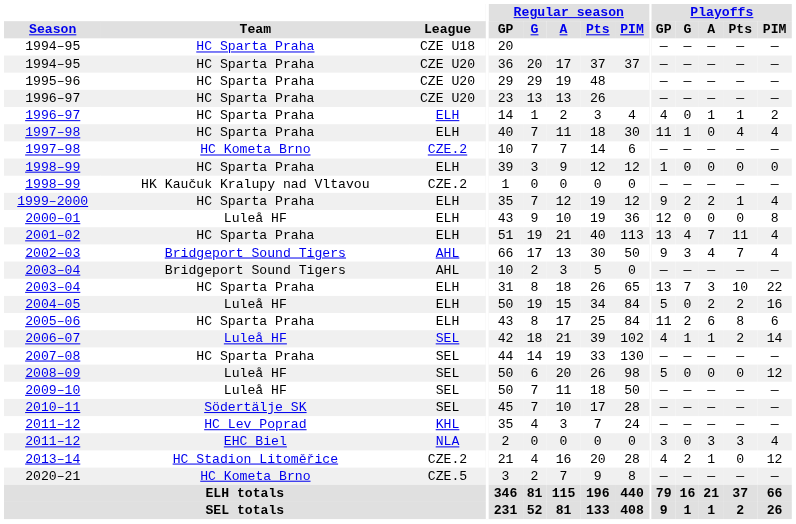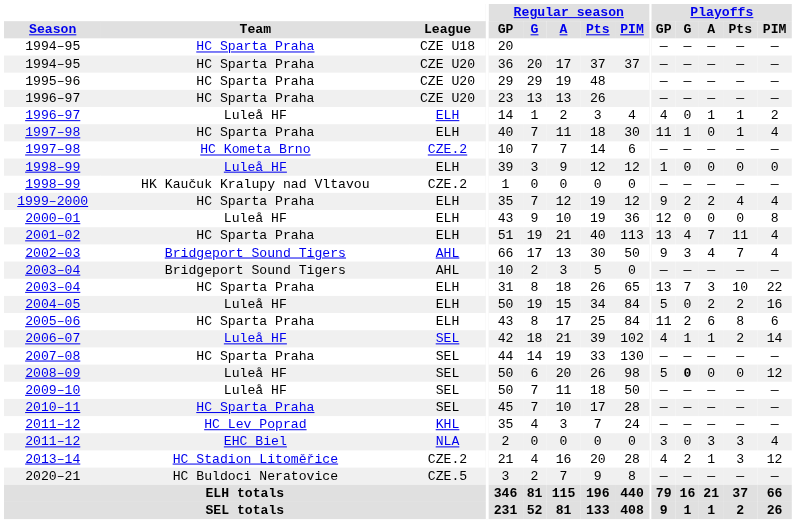(255, 116) HC Sparta Praha -> (255, 116) Luleå HF
(740, 133) 4 -> (740, 133) 1
(255, 167) HC Sparta Praha -> (255, 167) Luleå HF
(740, 201) 1 -> (740, 201) 4
(687, 373) normal -> (687, 373) bold
(255, 407) Södertälje SK -> (255, 407) HC Sparta Praha
(740, 459) 0 -> (740, 459) 3
(255, 476) HC Kometa Brno -> (255, 476) HC Buldoci Neratovice
